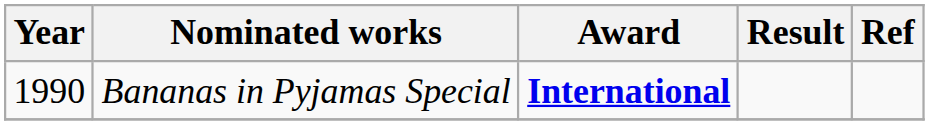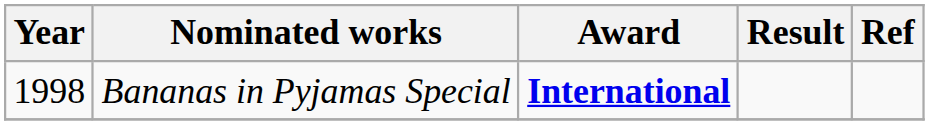(49, 89) 1990 -> (49, 89) 1998
